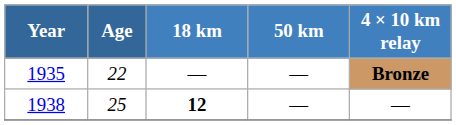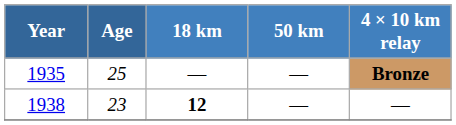(117, 73) 22 -> (117, 73) 25
(117, 104) 25 -> (117, 104) 23
